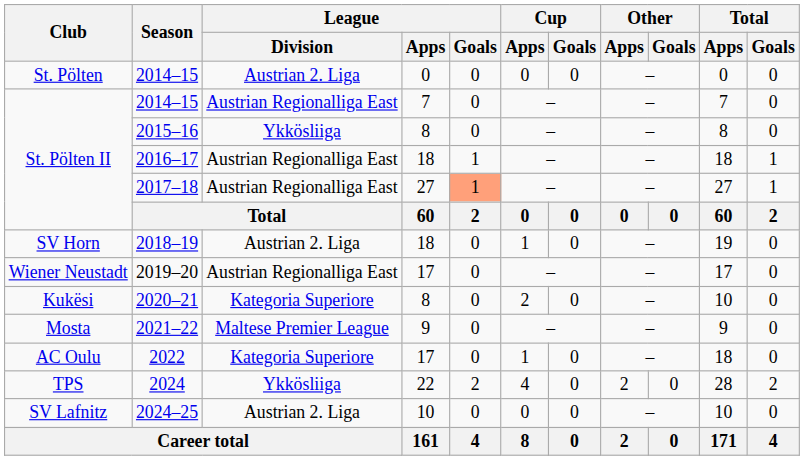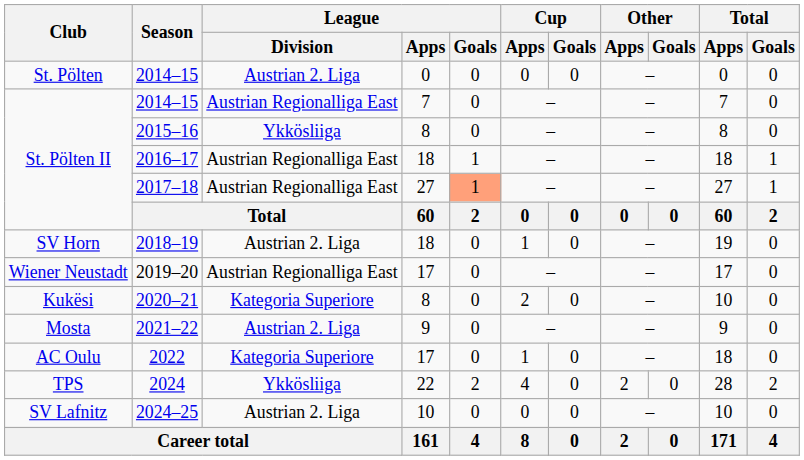(302, 328) Maltese Premier League -> (302, 328) Austrian 2. Liga
